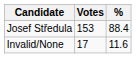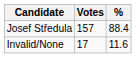(85, 28) 153 -> (85, 28) 157
